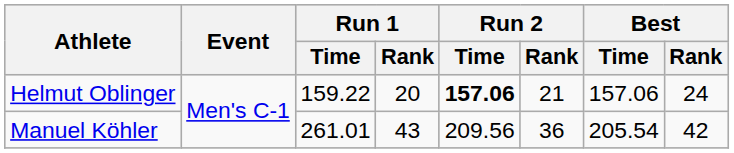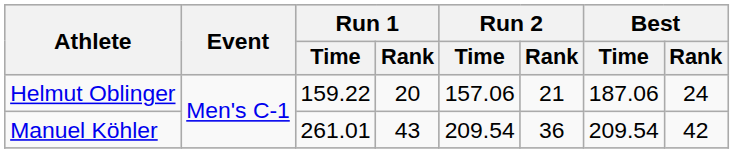(480, 94) bold -> (480, 94) normal
(624, 94) 157.06 -> (624, 94) 187.06
(480, 130) 209.56 -> (480, 130) 209.54
(624, 130) 205.54 -> (624, 130) 209.54
